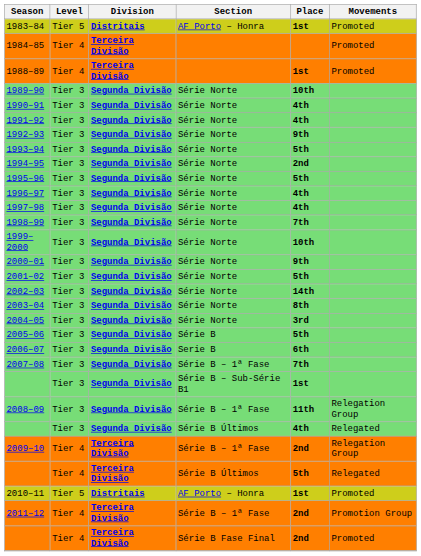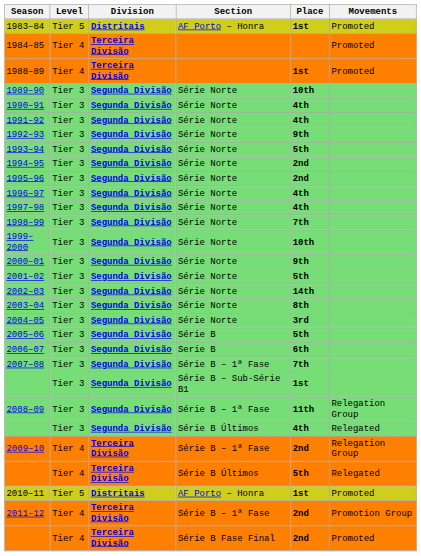(301, 179) 5th -> (301, 179) 2nd
